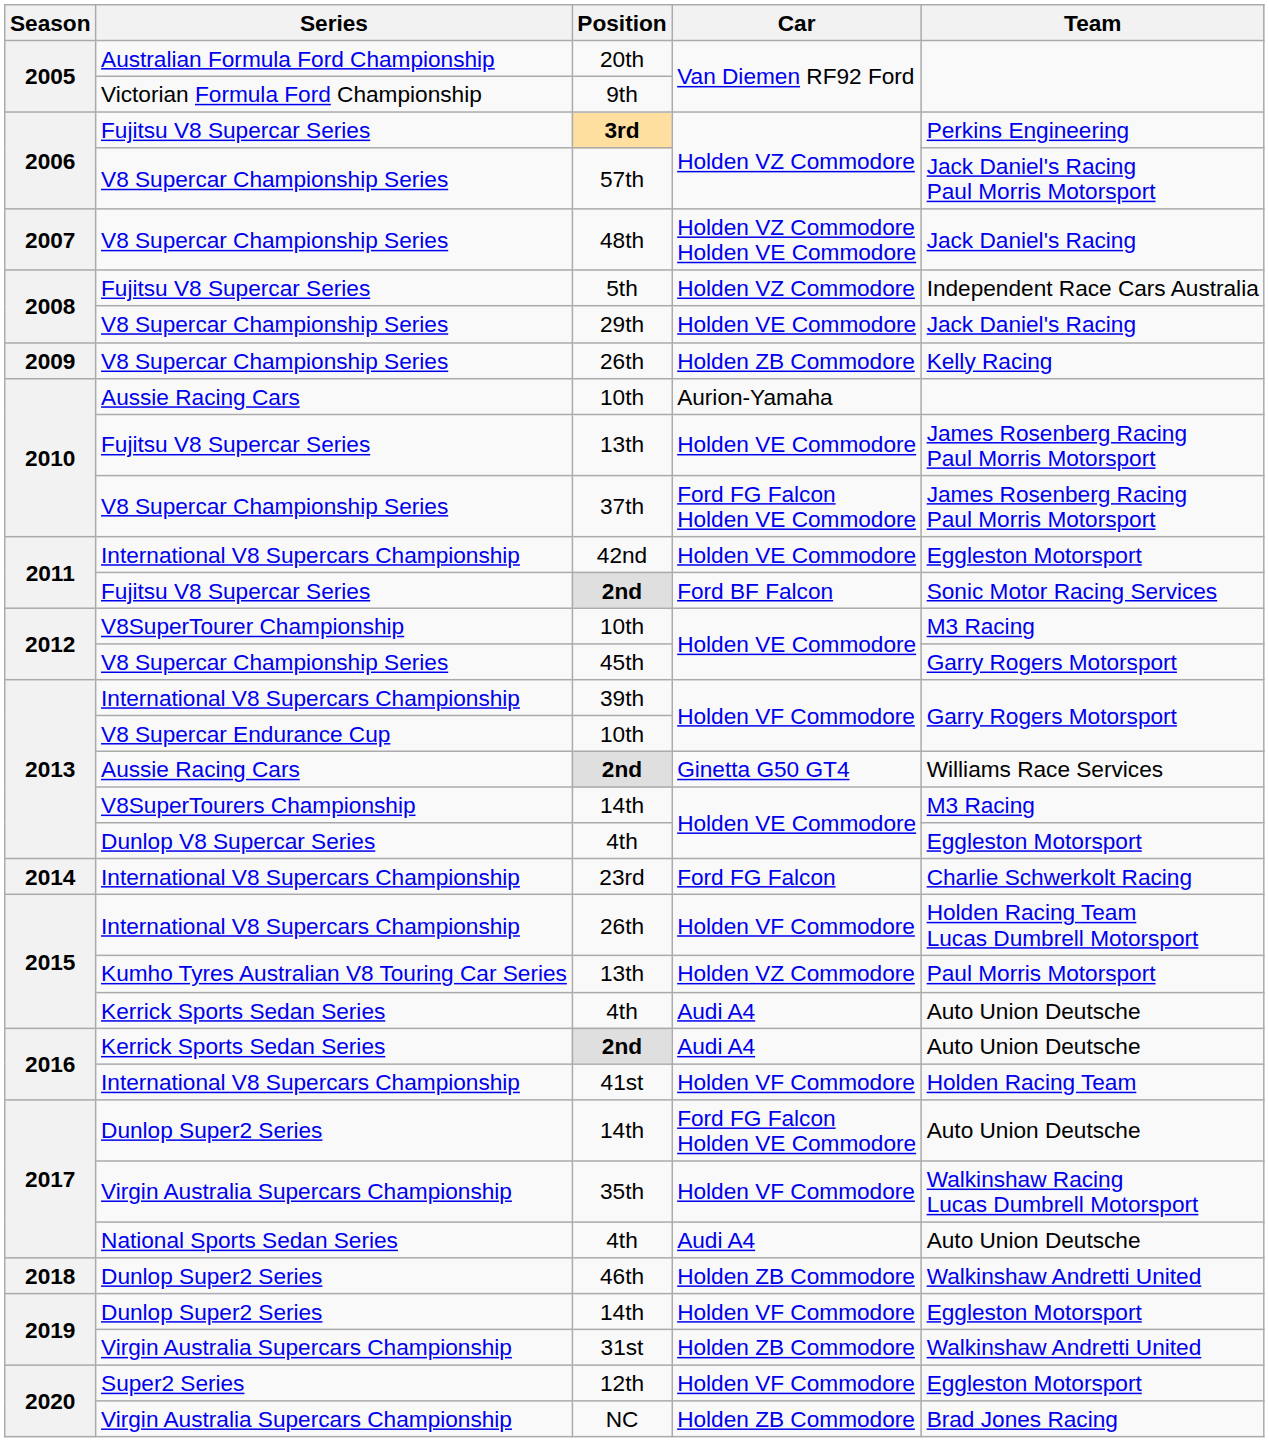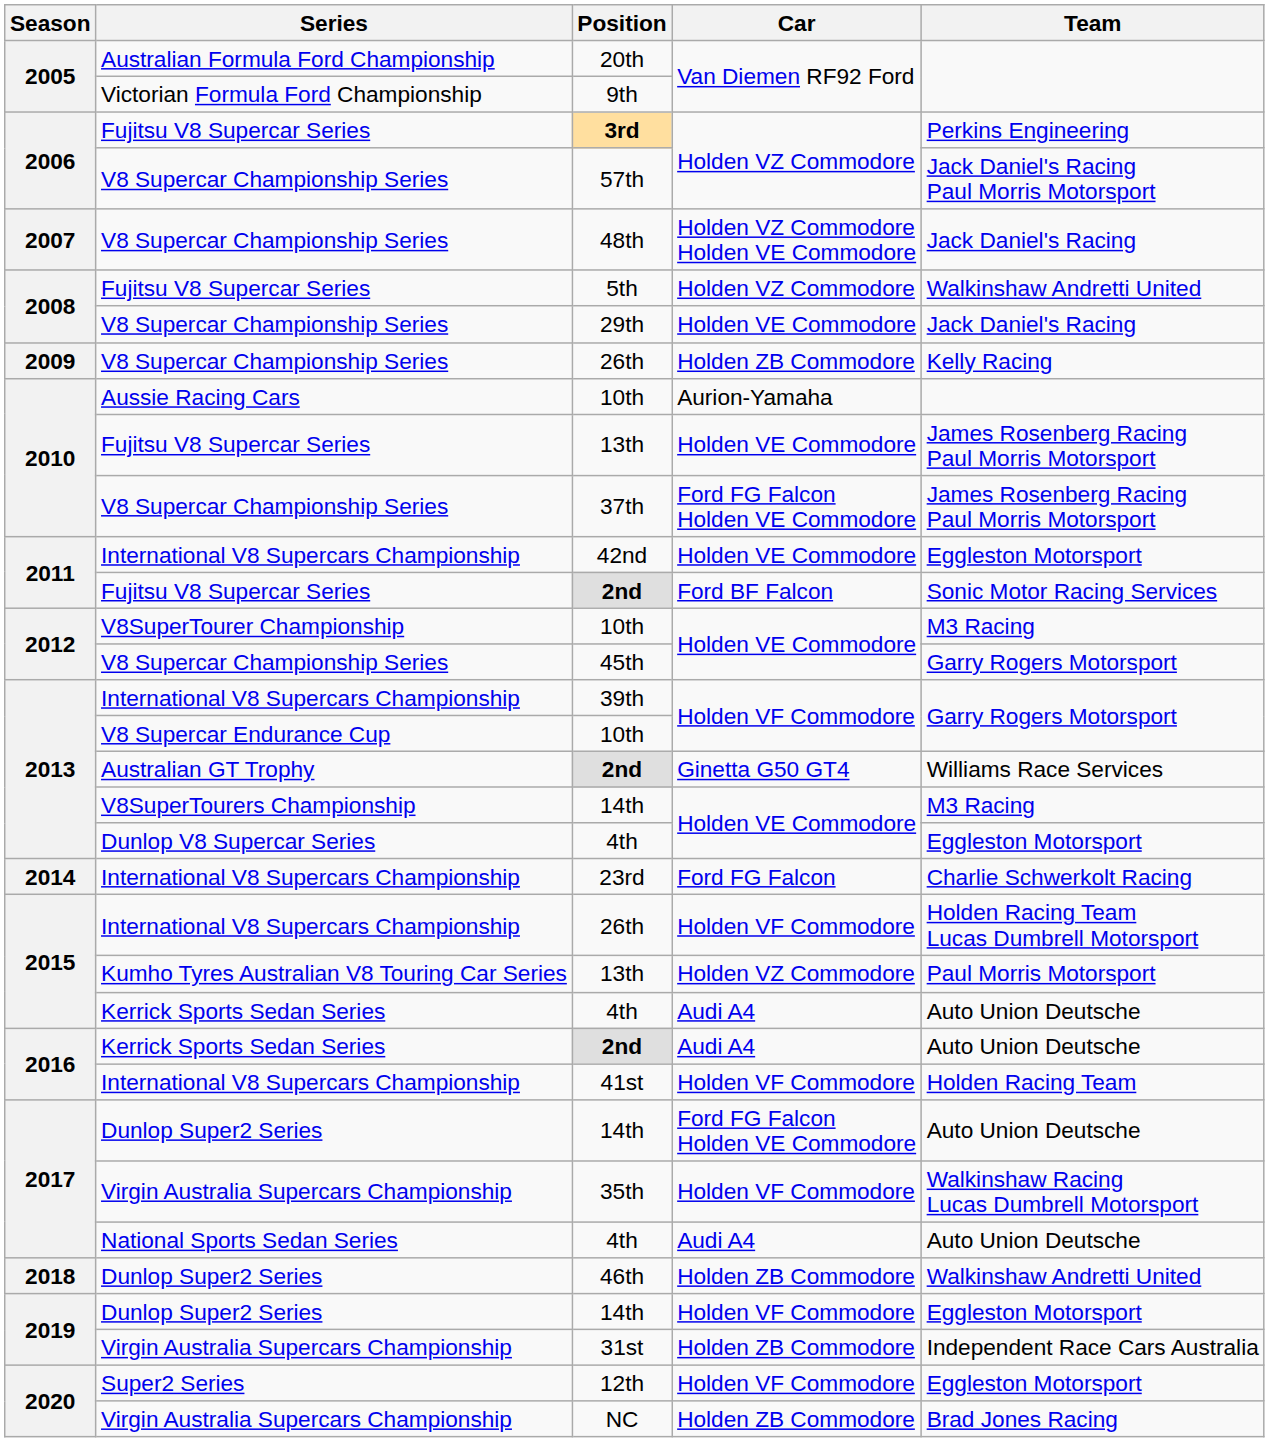(1093, 289) Independent Race Cars Australia -> (1064, 289) Walkinshaw Andretti United
(200, 770) Aussie Racing Cars -> (208, 770) Australian GT Trophy
(1064, 1347) Walkinshaw Andretti United -> (1093, 1347) Independent Race Cars Australia
